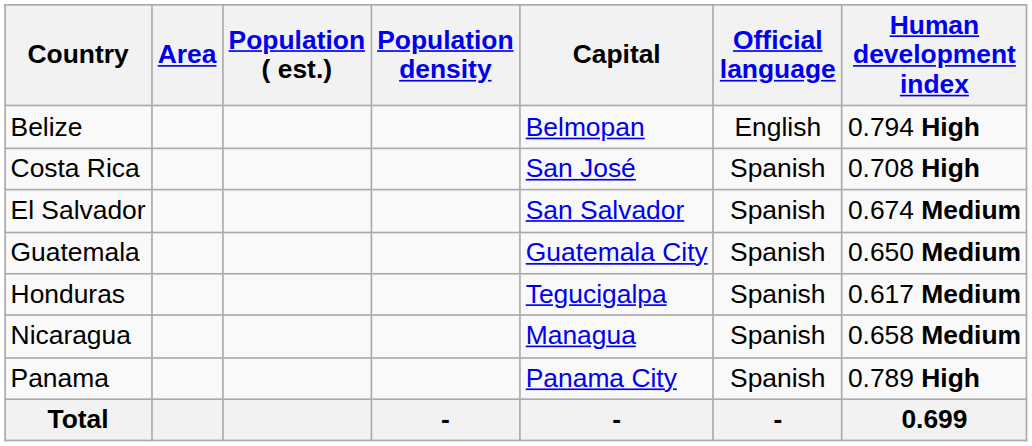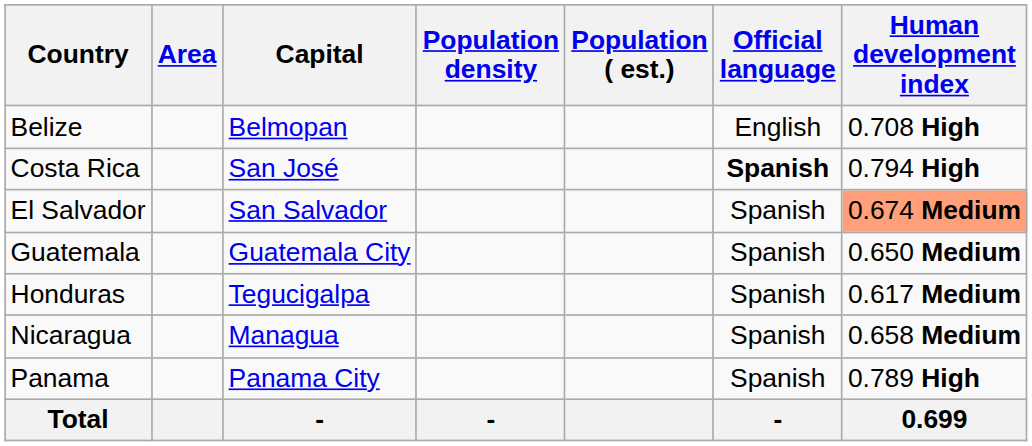columns swapped: (297, 55) <-> (617, 55)
(914, 126) 0.794 High -> (914, 126) 0.708 High
(778, 168) normal -> (778, 168) bold
(914, 168) 0.708 High -> (914, 168) 0.794 High
(934, 210) no background -> (934, 210) lightsalmon background
